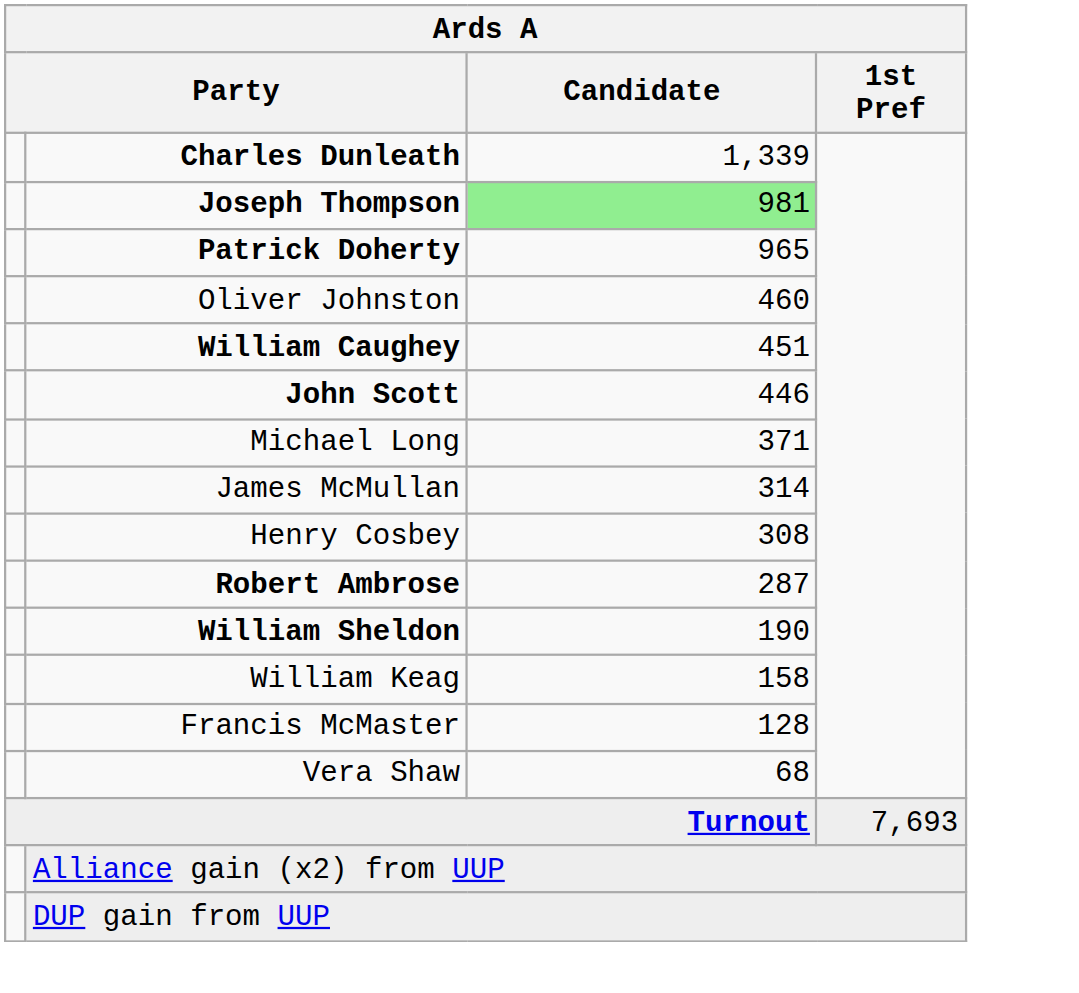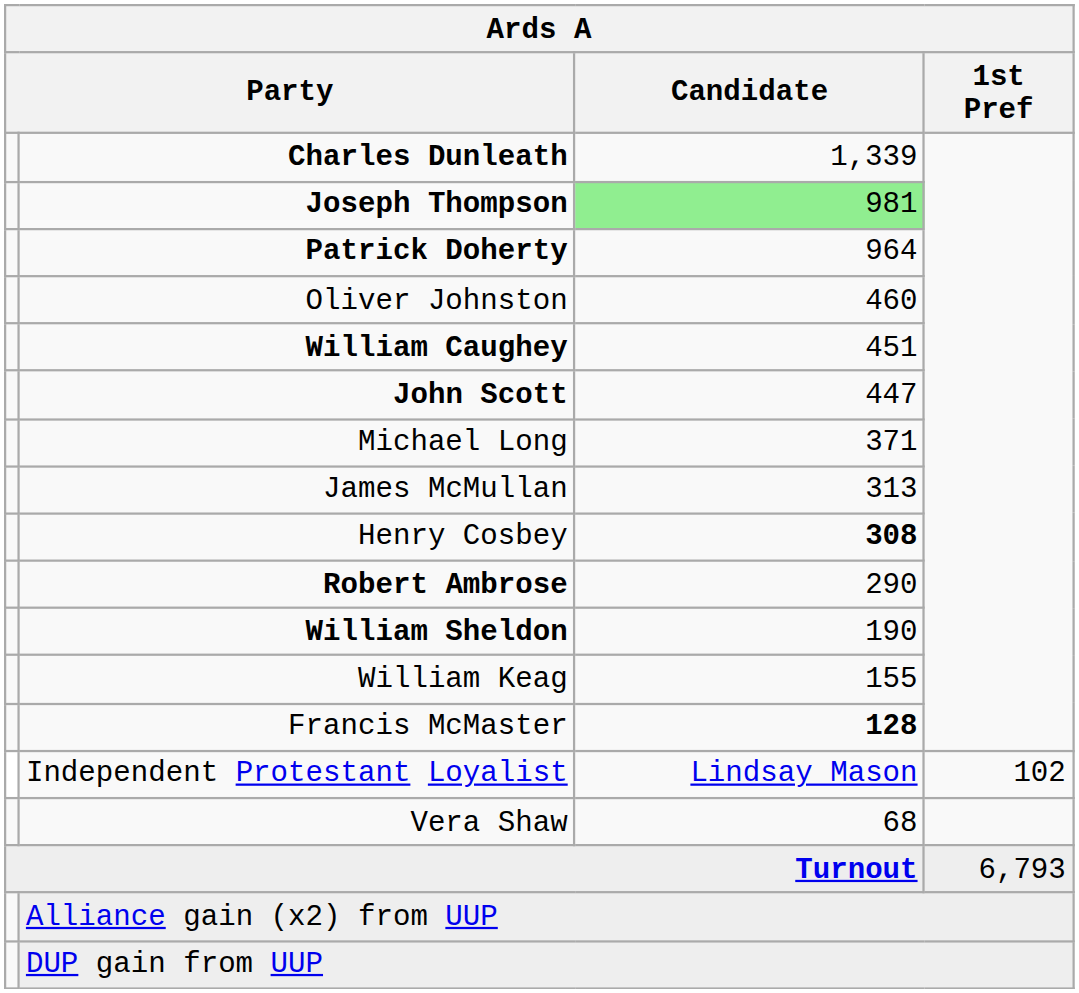(784, 252) 965 -> (891, 252) 964
(784, 395) 446 -> (891, 395) 447
(784, 490) 314 -> (891, 490) 313
(784, 537) normal -> (891, 537) bold
(784, 585) 287 -> (891, 585) 290
(784, 679) 158 -> (891, 679) 155
(784, 727) normal -> (891, 727) bold
+ row: (297, 774)
(914, 822) 7,693 -> (1022, 869) 6,793
